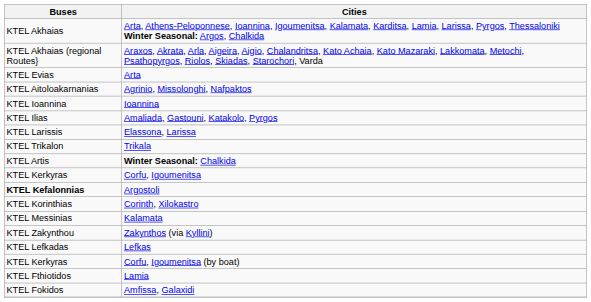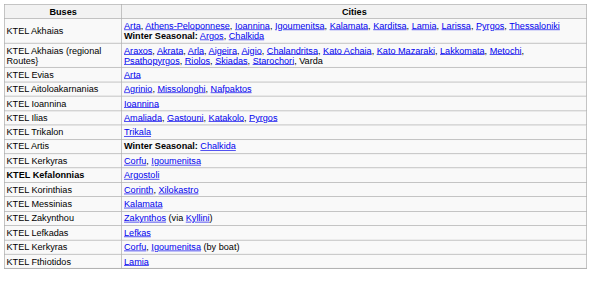- row: (160, 132)
- row: (159, 290)
